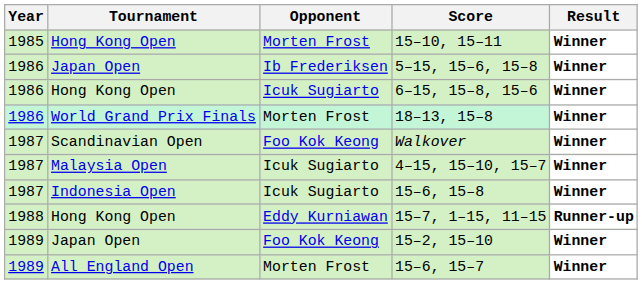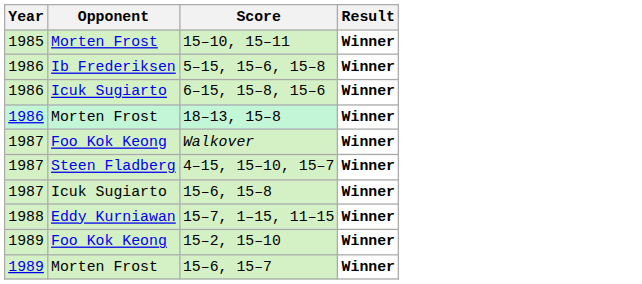- column: (153, 17)
(321, 167) Icuk Sugiarto -> (113, 167) Steen Fladberg
(594, 217) Runner-up -> (368, 217) Winner
